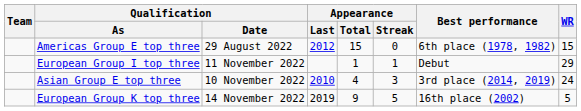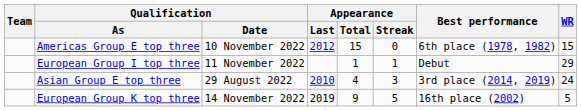(248, 47) 29 August 2022 -> (255, 47) 10 November 2022
(255, 81) 10 November 2022 -> (248, 81) 29 August 2022
